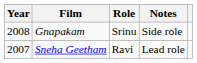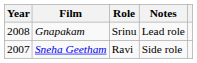(162, 31) Side role -> (163, 31) Lead role
(163, 49) Lead role -> (162, 49) Side role
